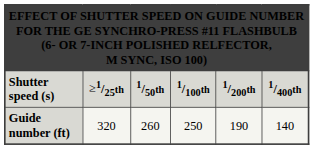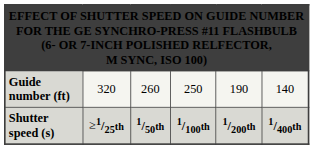rows swapped: (32, 89) <-> (39, 125)
